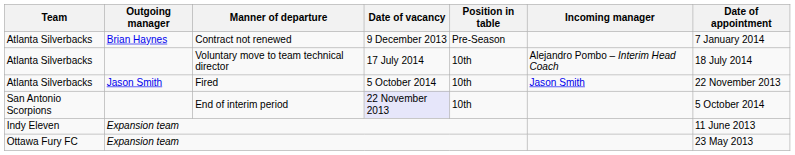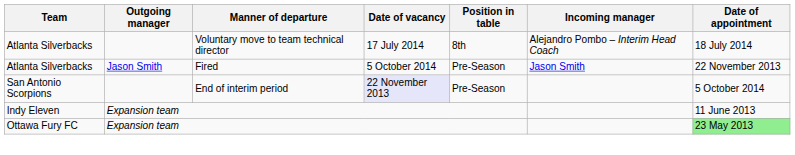- row: (49, 39)
(462, 61) 10th -> (459, 45) 8th
(462, 83) 10th -> (479, 67) Pre-Season
(462, 104) 10th -> (479, 88) Pre-Season
(724, 142) no background -> (724, 126) lightgreen background
